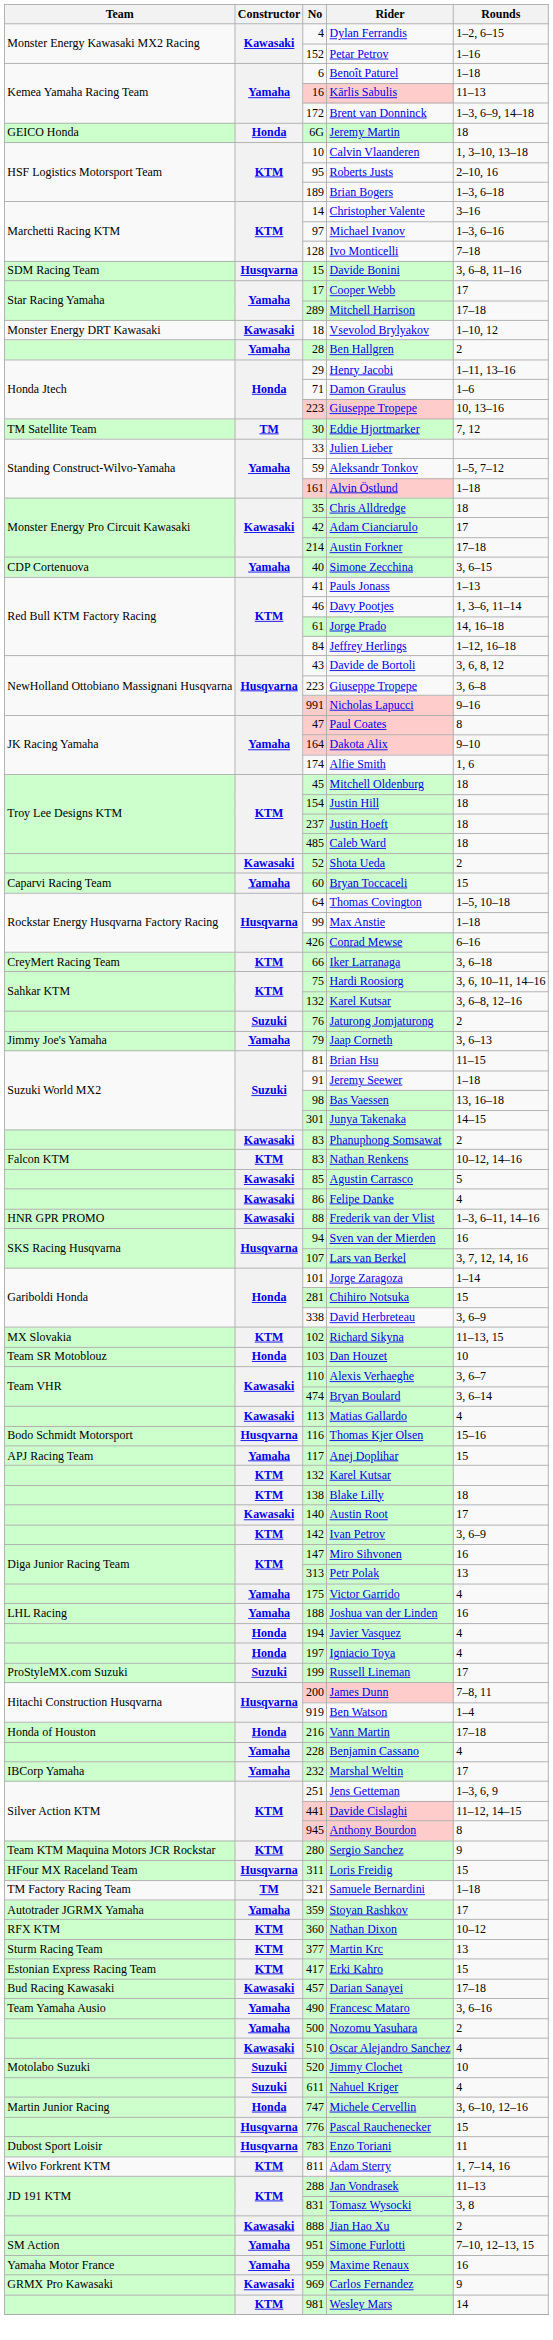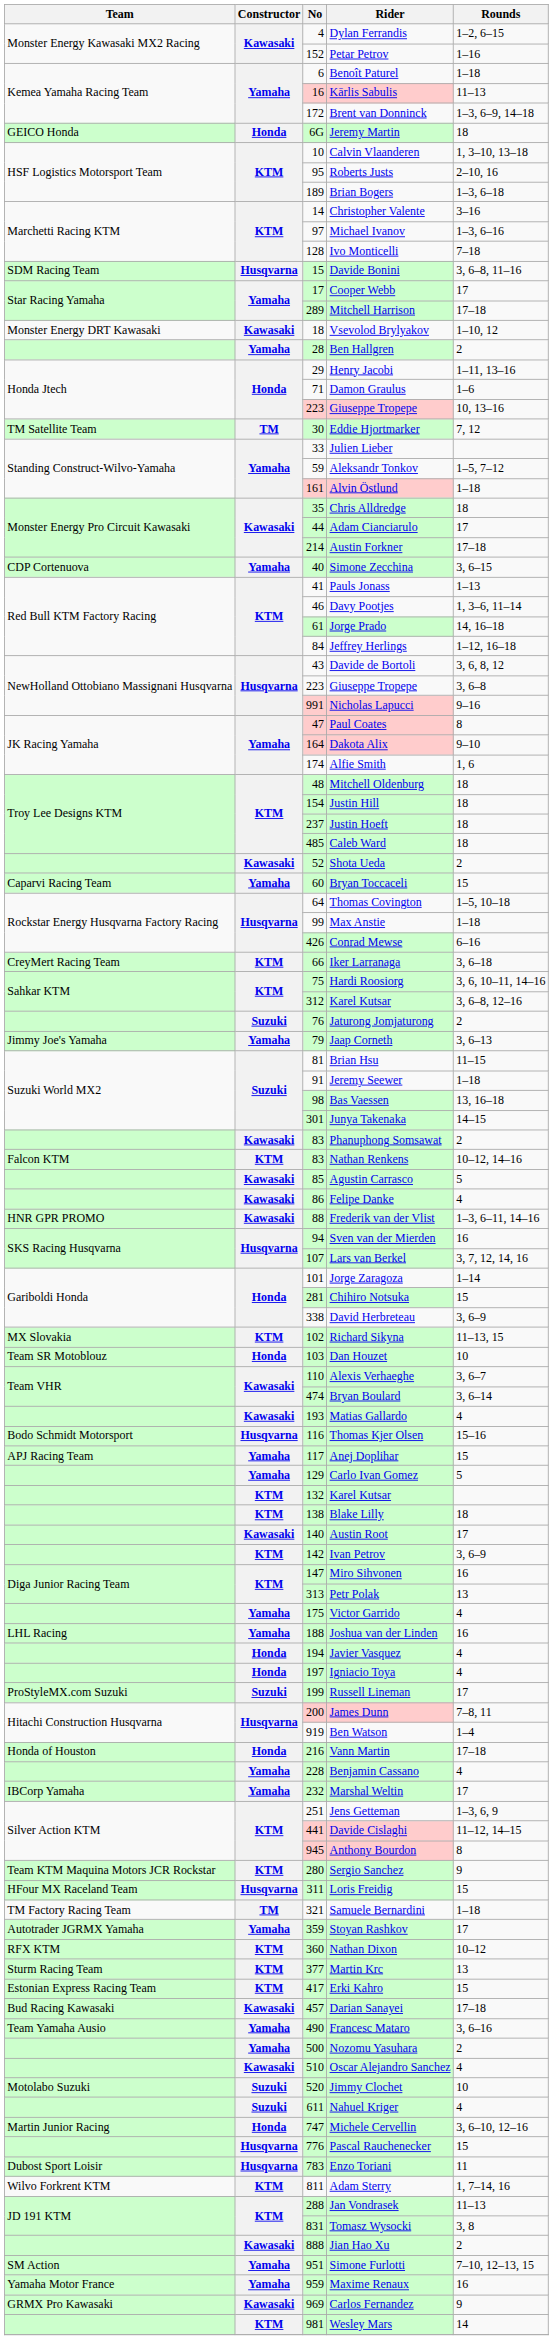(318, 527) 42 -> (318, 527) 44
(318, 784) 45 -> (318, 784) 48
(315, 1001) 132 -> (315, 1001) 312
(315, 1415) 113 -> (315, 1415) 193
+ row: (120, 1475)
